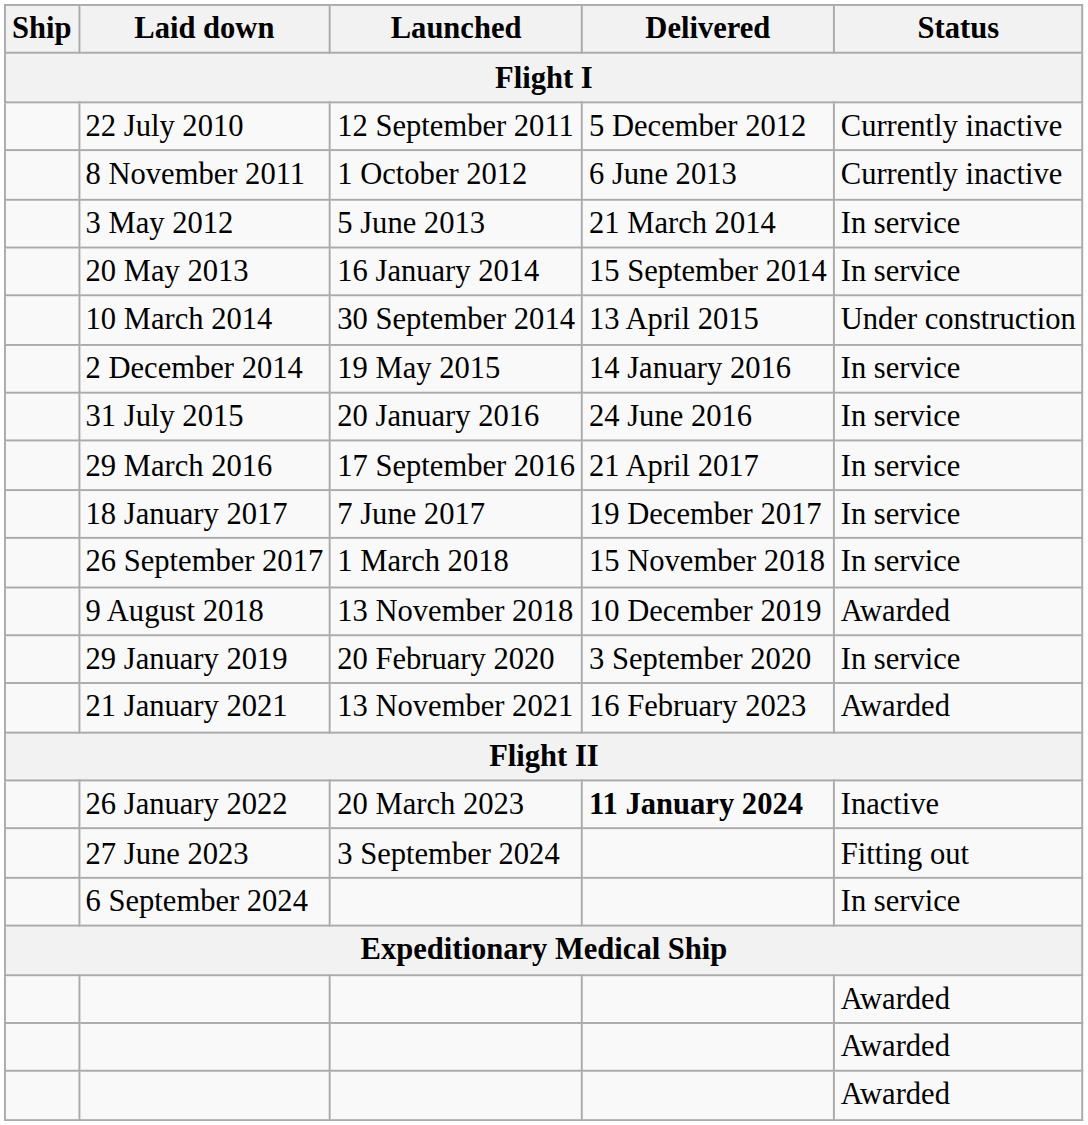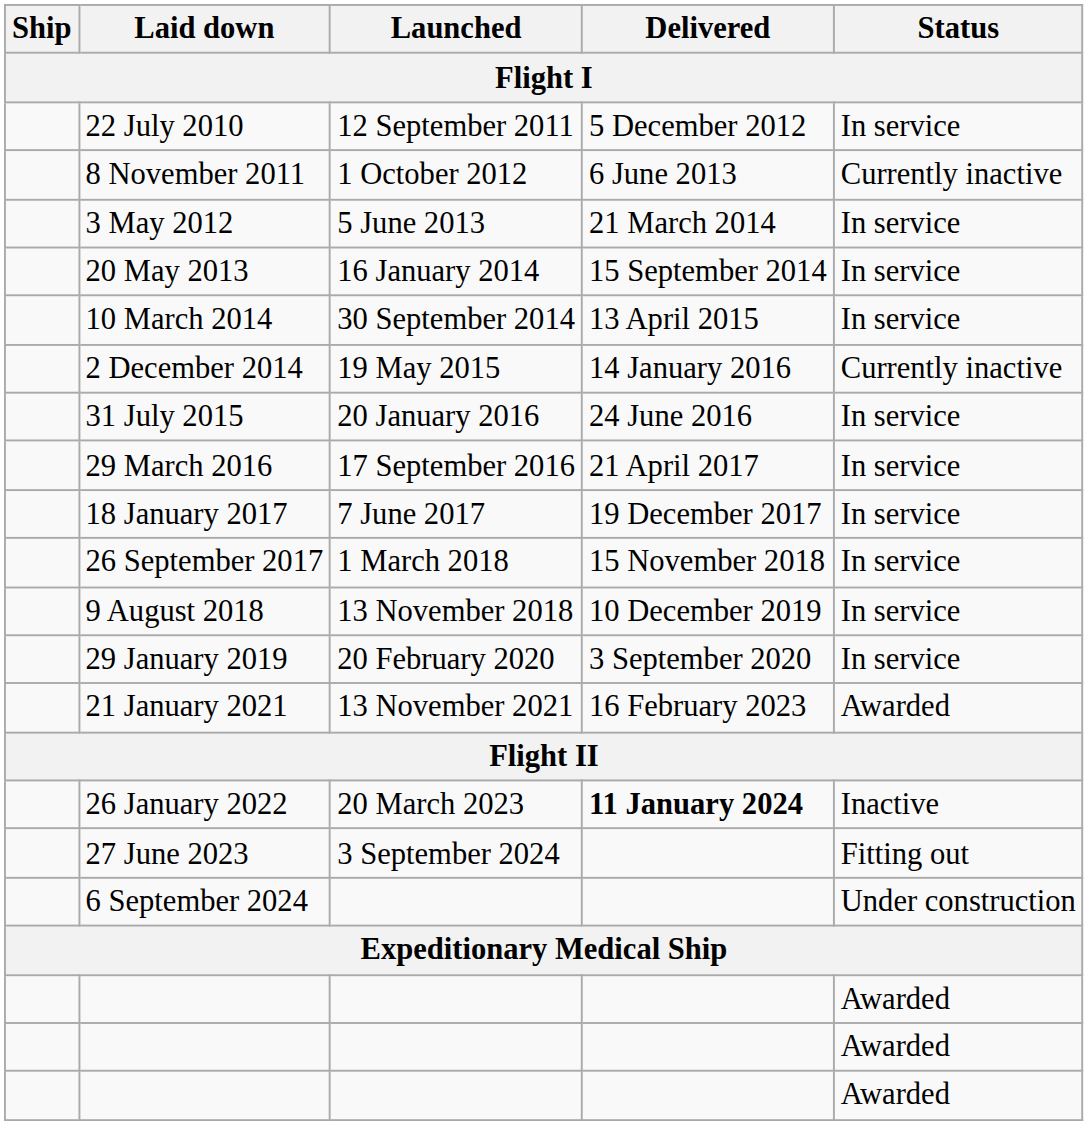(952, 125) Currently inactive -> (901, 125) In service
(958, 319) Under construction -> (901, 319) In service
(901, 367) In service -> (952, 367) Currently inactive
(895, 610) Awarded -> (901, 610) In service
(901, 901) In service -> (958, 901) Under construction
